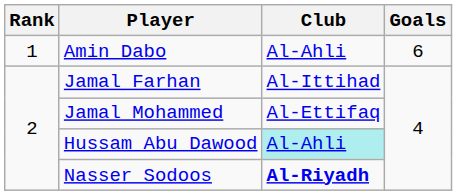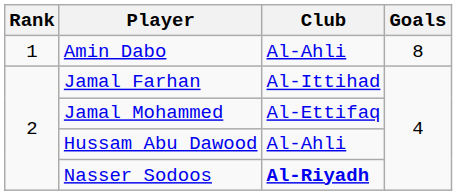(418, 51) 6 -> (418, 51) 8
(306, 144) paleturquoise background -> (306, 144) no background
